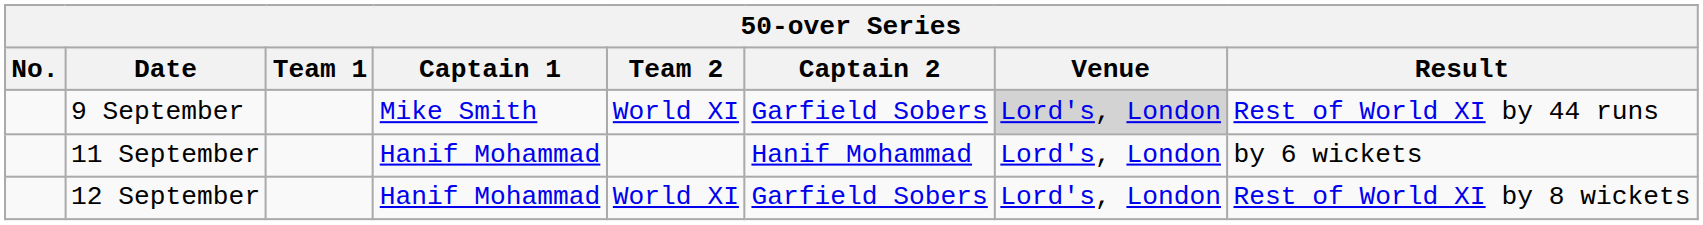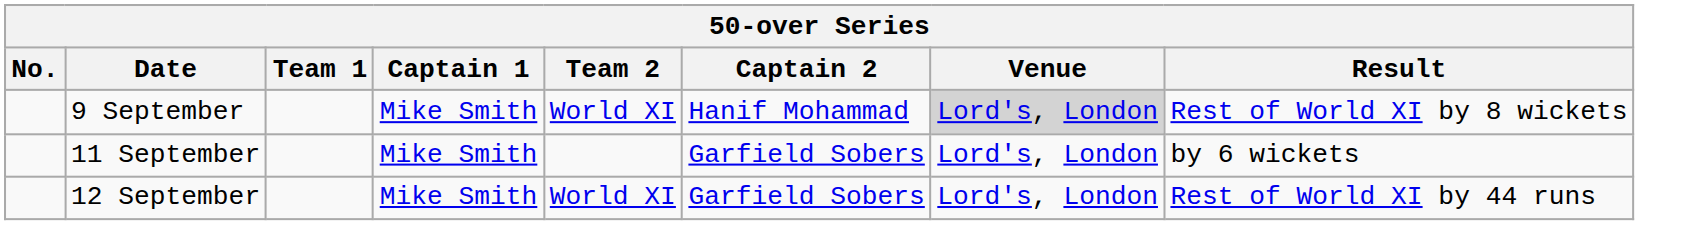(870, 112) Garfield Sobers -> (799, 112) Hanif Mohammad
(1446, 112) Rest of World XI by 44 runs -> (1399, 112) Rest of World XI by 8 wickets
(490, 155) Hanif Mohammad -> (459, 155) Mike Smith
(862, 155) Hanif Mohammad -> (807, 155) Garfield Sobers
(490, 198) Hanif Mohammad -> (459, 198) Mike Smith
(1462, 198) Rest of World XI by 8 wickets -> (1383, 198) Rest of World XI by 44 runs
